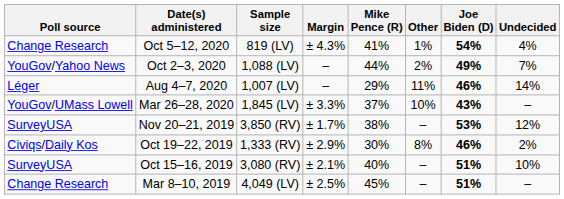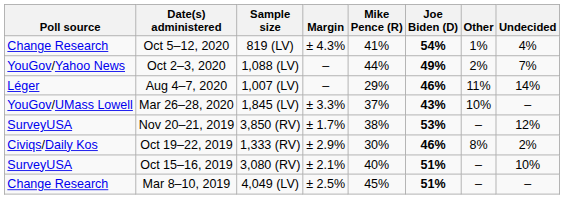columns swapped: (468, 21) <-> (423, 27)
